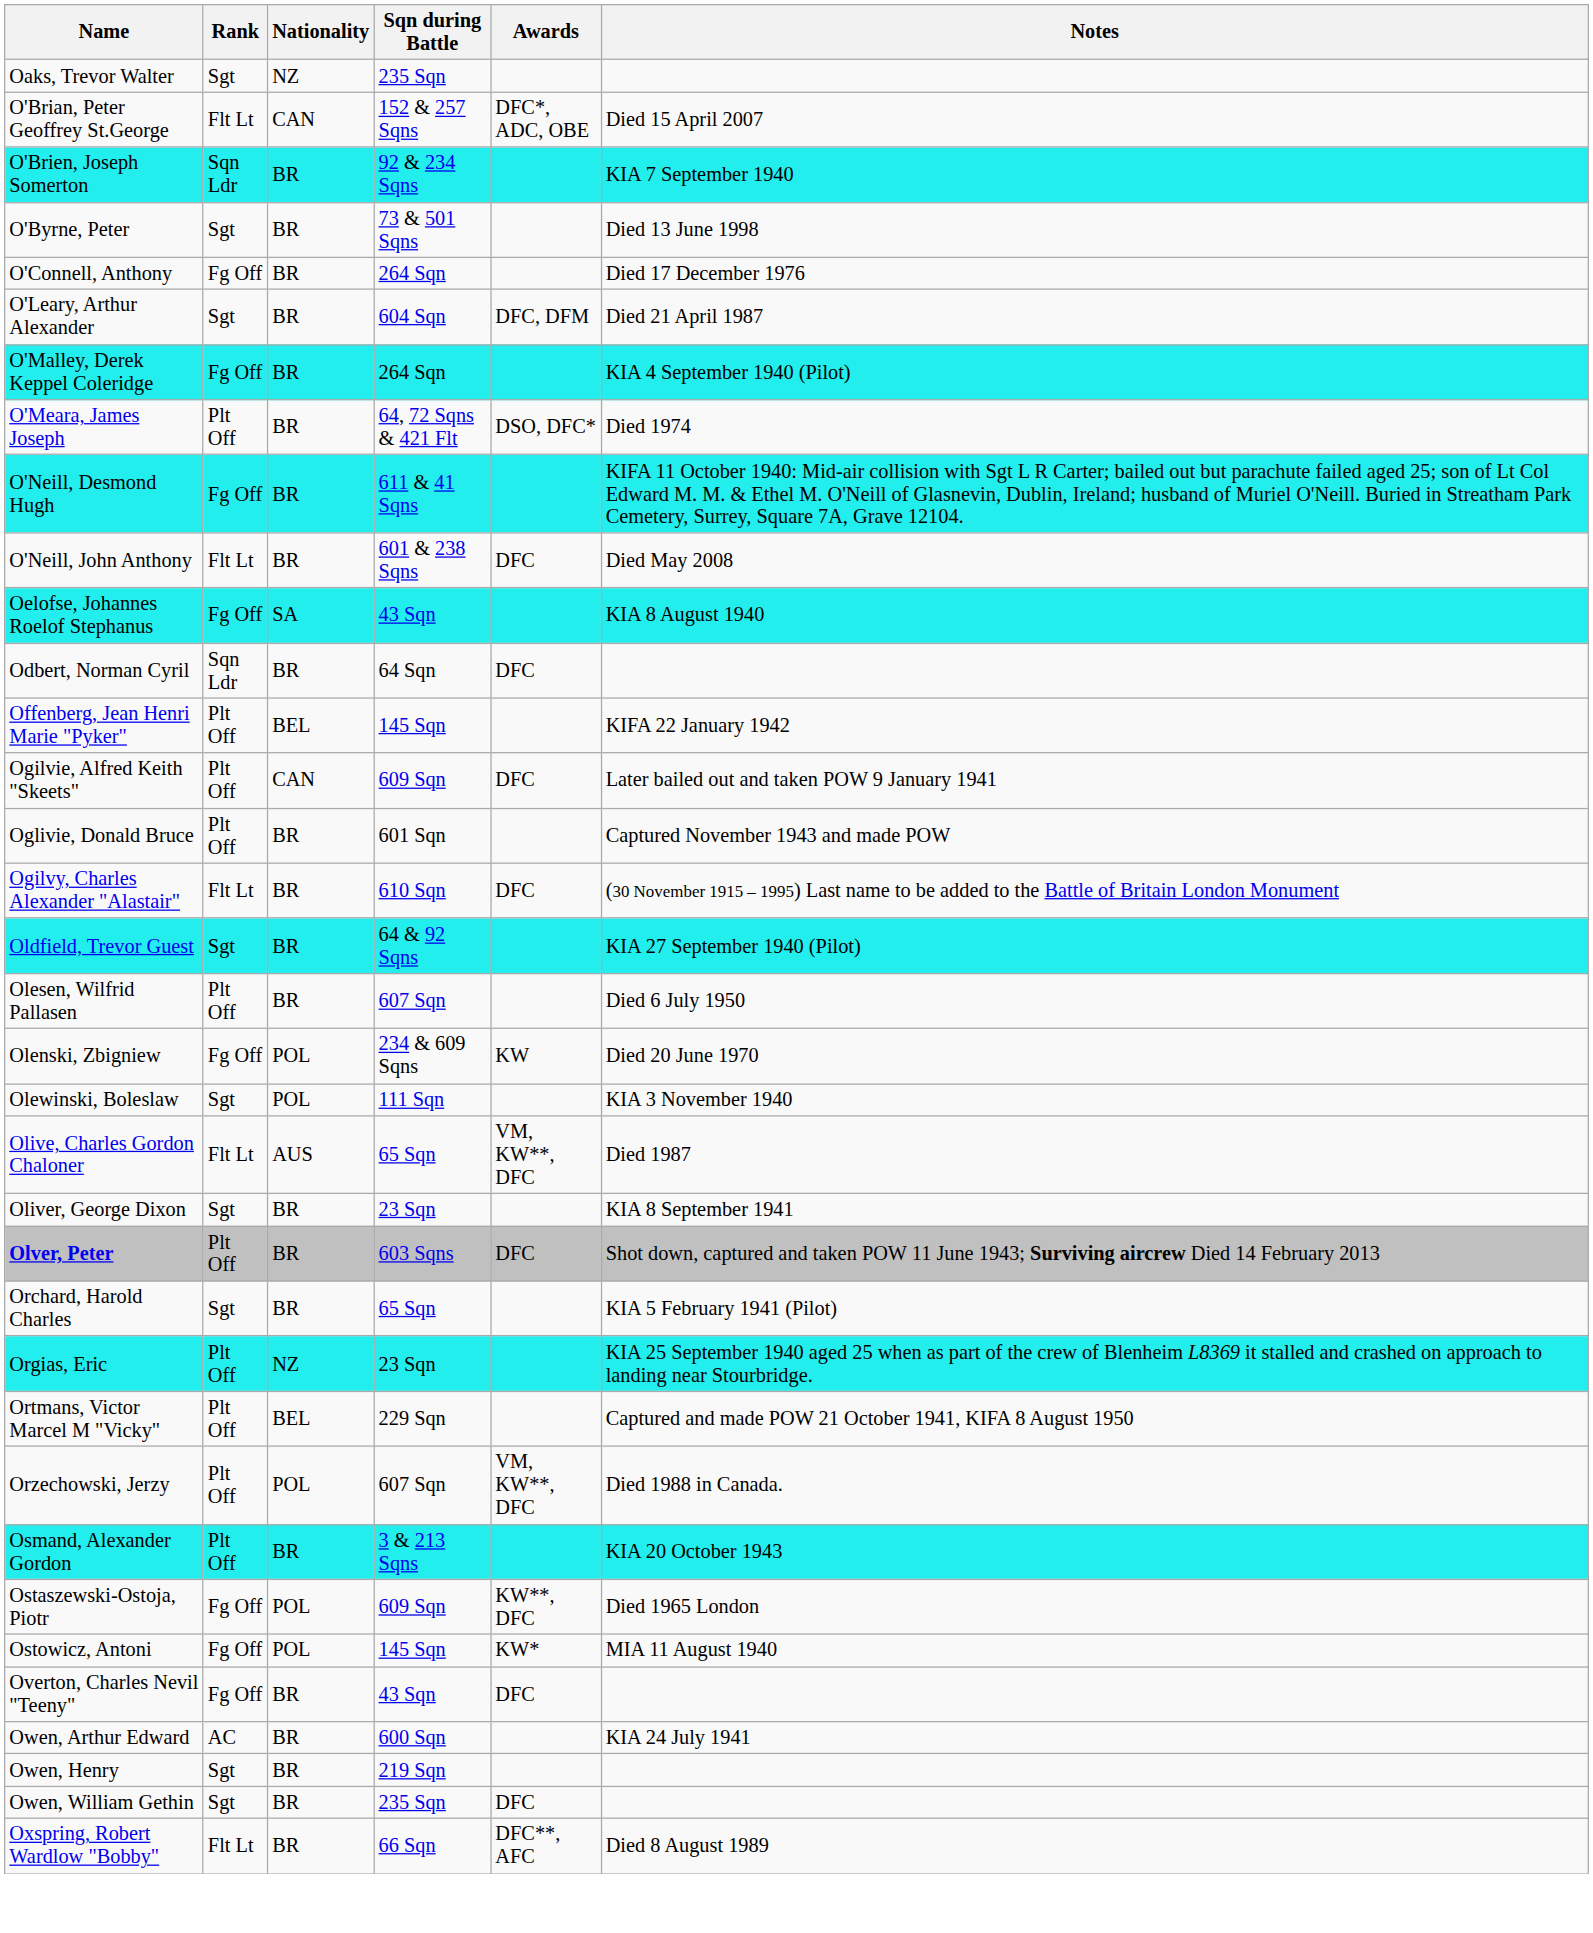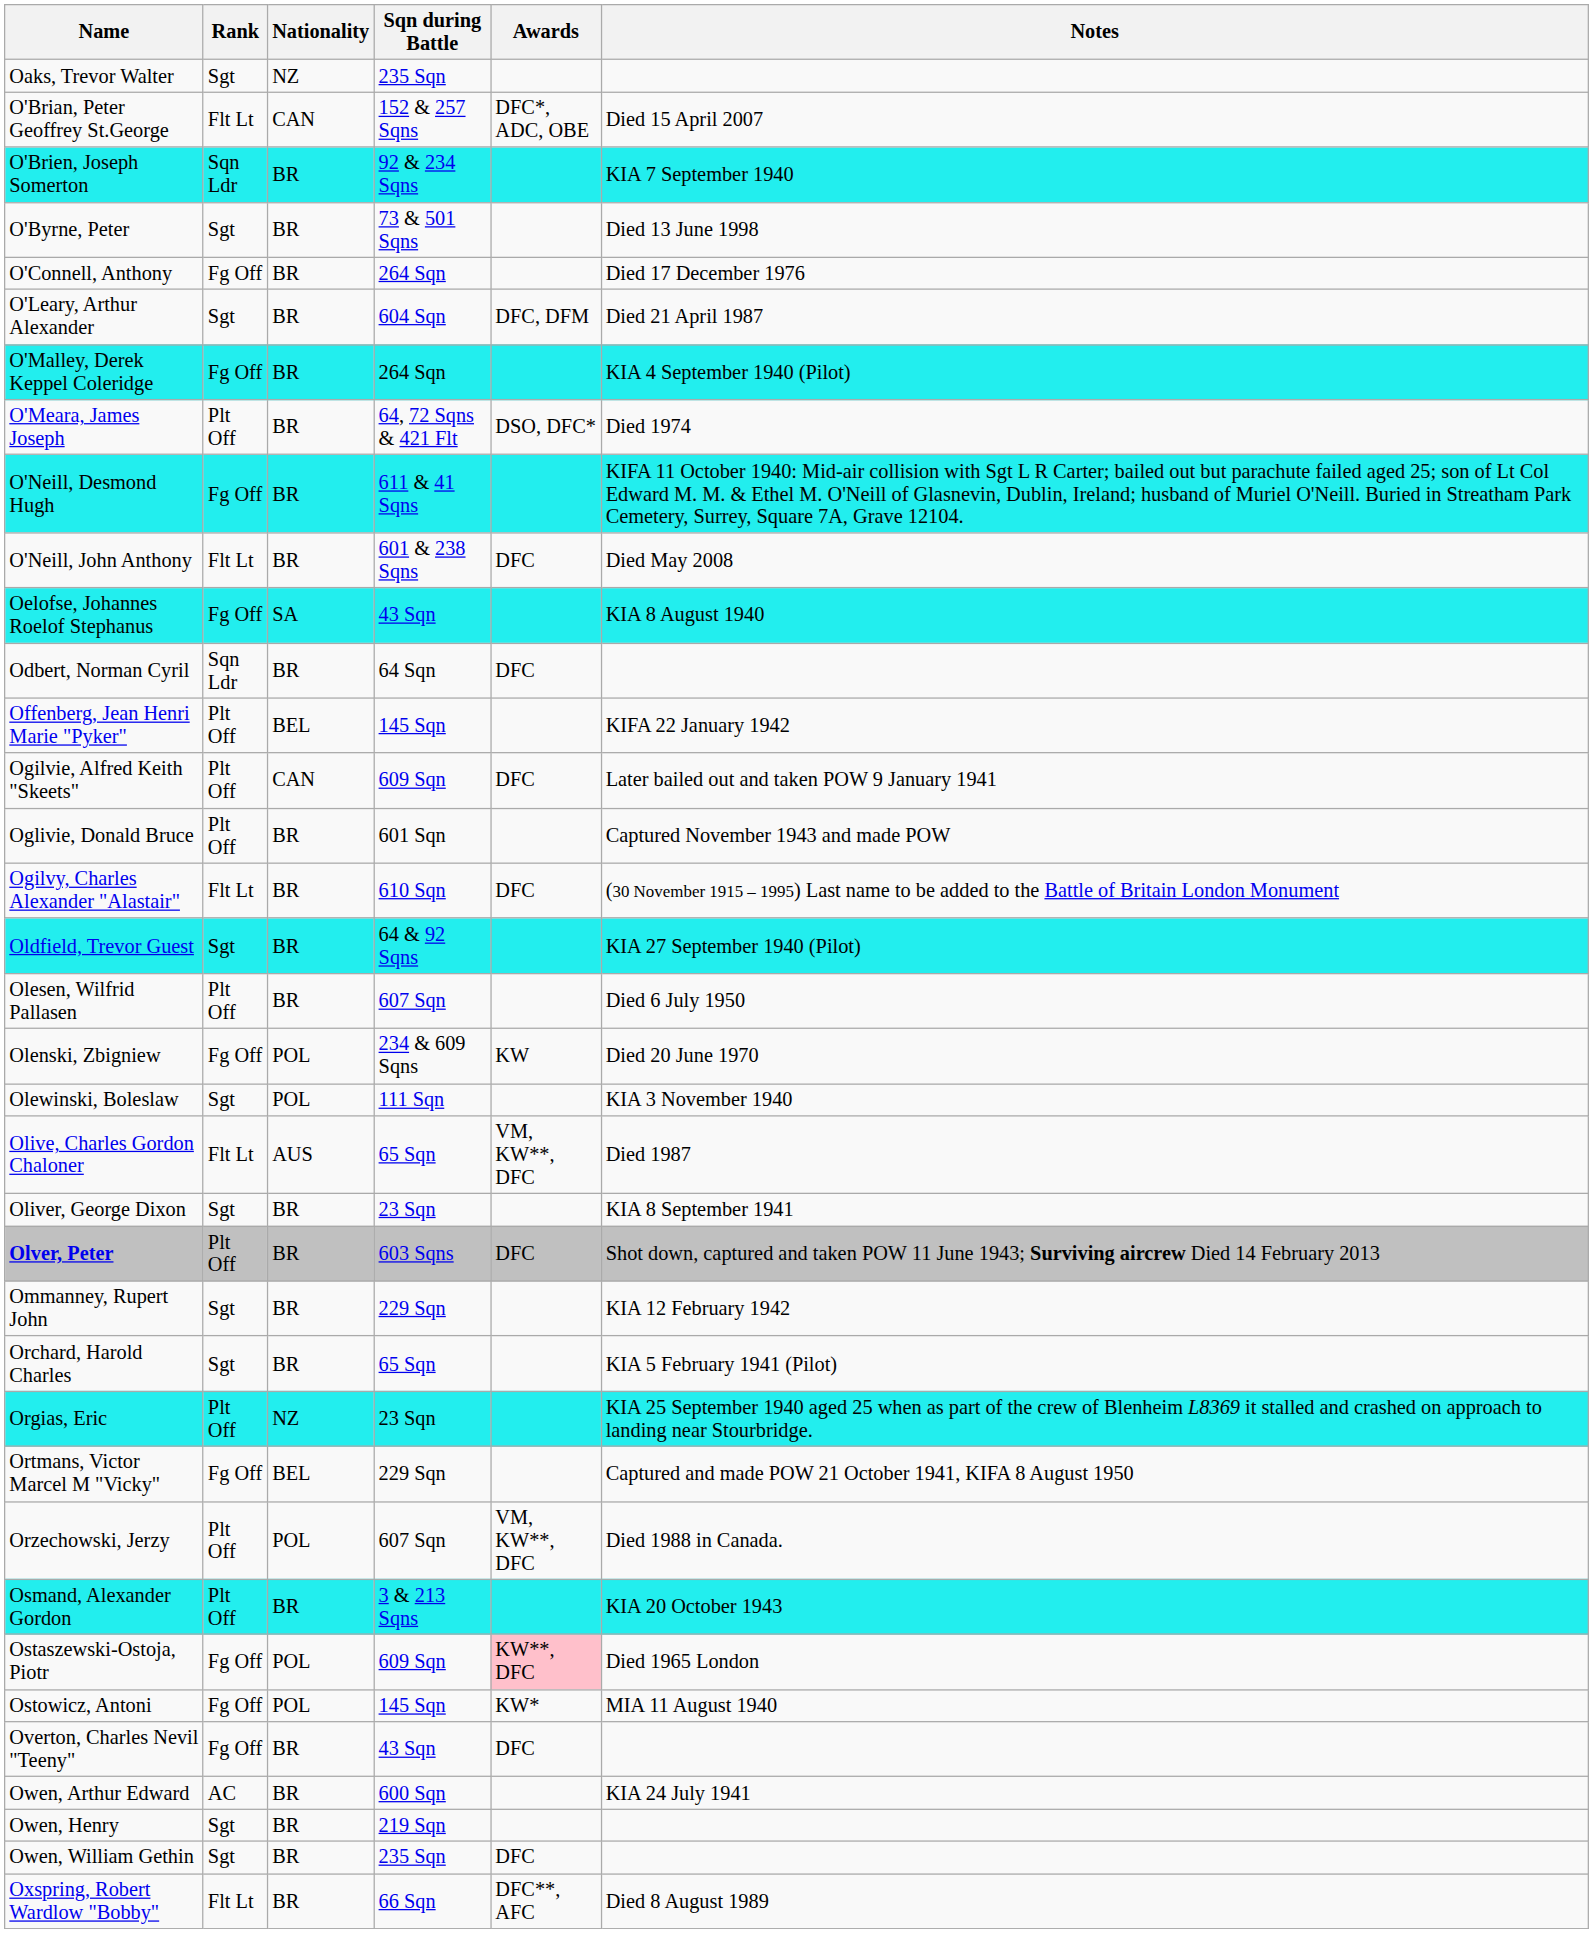+ row: (89, 1308)
(222, 1418) Plt Off -> (235, 1473) Fg Off
(525, 1606) no background -> (525, 1661) pink background
